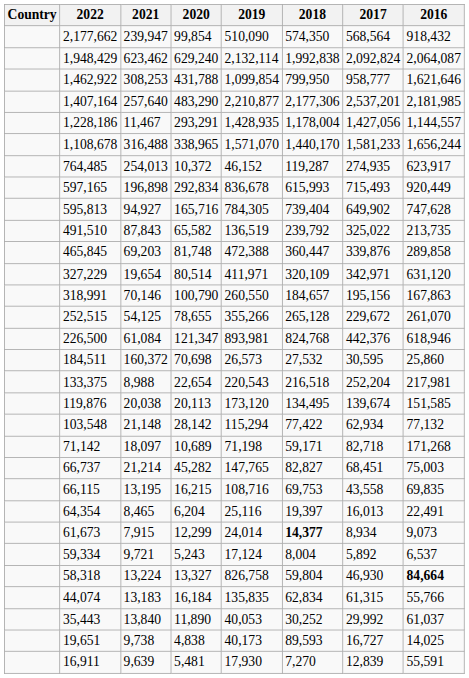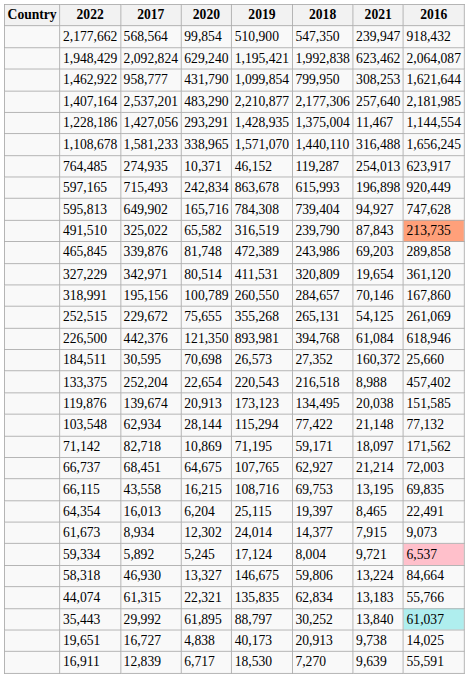columns swapped: (146, 15) <-> (373, 15)
(247, 36) 510,090 -> (257, 36) 510,900
(307, 36) 574,350 -> (318, 36) 547,350
(251, 58) 2,132,114 -> (262, 58) 1,195,421
(196, 79) 431,788 -> (206, 79) 431,790
(434, 79) 1,621,646 -> (434, 79) 1,621,644
(312, 123) 1,178,004 -> (323, 123) 1,375,004
(434, 123) 1,144,557 -> (434, 123) 1,144,554
(312, 144) 1,440,170 -> (322, 144) 1,440,110
(434, 144) 1,656,244 -> (434, 144) 1,656,245
(193, 166) 10,372 -> (203, 166) 10,371
(196, 187) 292,834 -> (206, 187) 242,834
(247, 187) 836,678 -> (257, 187) 863,678
(247, 209) 784,305 -> (257, 209) 784,308
(247, 230) 136,519 -> (257, 230) 316,519
(307, 230) 239,792 -> (318, 230) 239,790
(429, 230) no background -> (429, 230) lightsalmon background
(247, 252) 472,388 -> (257, 252) 472,389
(307, 252) 360,447 -> (318, 252) 243,986
(246, 274) 411,971 -> (257, 274) 411,531
(307, 274) 320,109 -> (318, 274) 320,809
(429, 274) 631,120 -> (429, 274) 361,120
(196, 295) 100,790 -> (206, 295) 100,789
(307, 295) 184,657 -> (318, 295) 284,657
(429, 295) 167,863 -> (429, 295) 167,860
(193, 317) 78,655 -> (203, 317) 75,655
(247, 317) 355,266 -> (257, 317) 355,268
(307, 317) 265,128 -> (318, 317) 265,131
(429, 317) 261,070 -> (429, 317) 261,069
(196, 338) 121,347 -> (206, 338) 121,350
(307, 338) 824,768 -> (318, 338) 394,768
(304, 360) 27,532 -> (314, 360) 27,352
(425, 360) 25,860 -> (425, 360) 25,660
(429, 381) 217,981 -> (429, 381) 457,402
(193, 403) 20,113 -> (203, 403) 20,913
(247, 403) 173,120 -> (257, 403) 173,123
(193, 425) 28,142 -> (203, 425) 28,144
(193, 446) 10,689 -> (203, 446) 10,869
(243, 446) 71,198 -> (253, 446) 71,195
(429, 446) 171,268 -> (429, 446) 171,562
(193, 468) 45,282 -> (203, 468) 64,675
(247, 468) 147,765 -> (257, 468) 107,765
(304, 468) 82,827 -> (314, 468) 62,927
(425, 468) 75,003 -> (425, 468) 72,003
(243, 511) 25,116 -> (253, 511) 25,115
(193, 532) 12,299 -> (203, 532) 12,302
(304, 532) bold -> (314, 532) normal
(189, 554) 5,243 -> (200, 554) 5,245
(422, 554) no background -> (422, 554) pink background
(247, 576) 826,758 -> (257, 576) 146,675
(304, 576) 59,804 -> (314, 576) 59,806
(425, 576) bold -> (425, 576) normal
(193, 597) 16,184 -> (203, 597) 22,321
(193, 619) 11,890 -> (203, 619) 61,895
(243, 619) 40,053 -> (253, 619) 88,797
(425, 619) no background -> (425, 619) paleturquoise background
(304, 640) 89,593 -> (314, 640) 20,913
(189, 662) 5,481 -> (200, 662) 6,717
(243, 662) 17,930 -> (253, 662) 18,530
